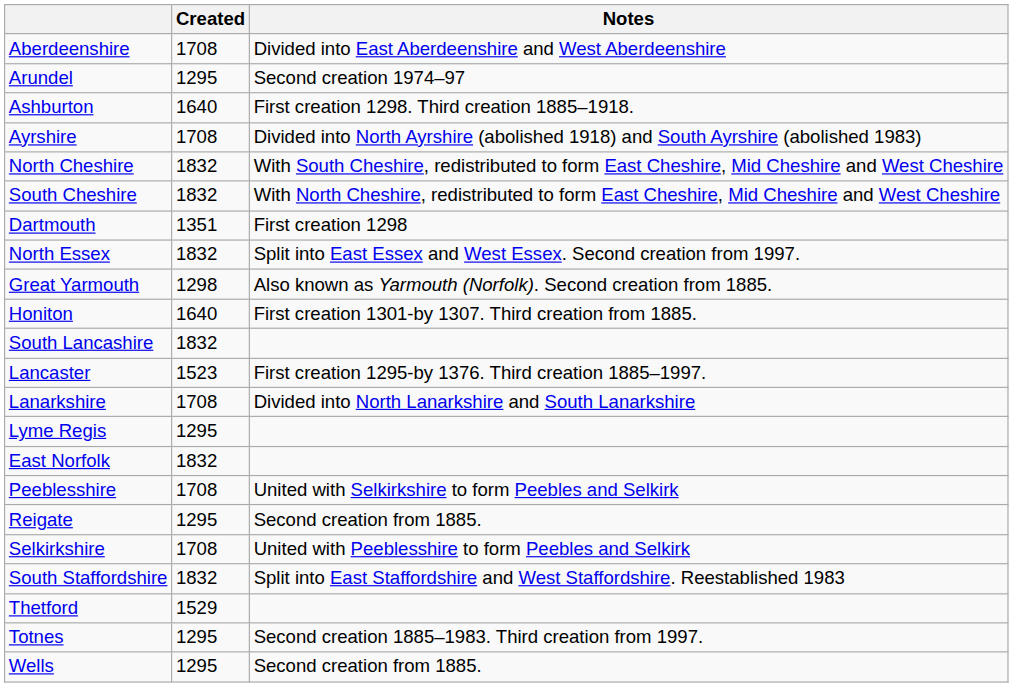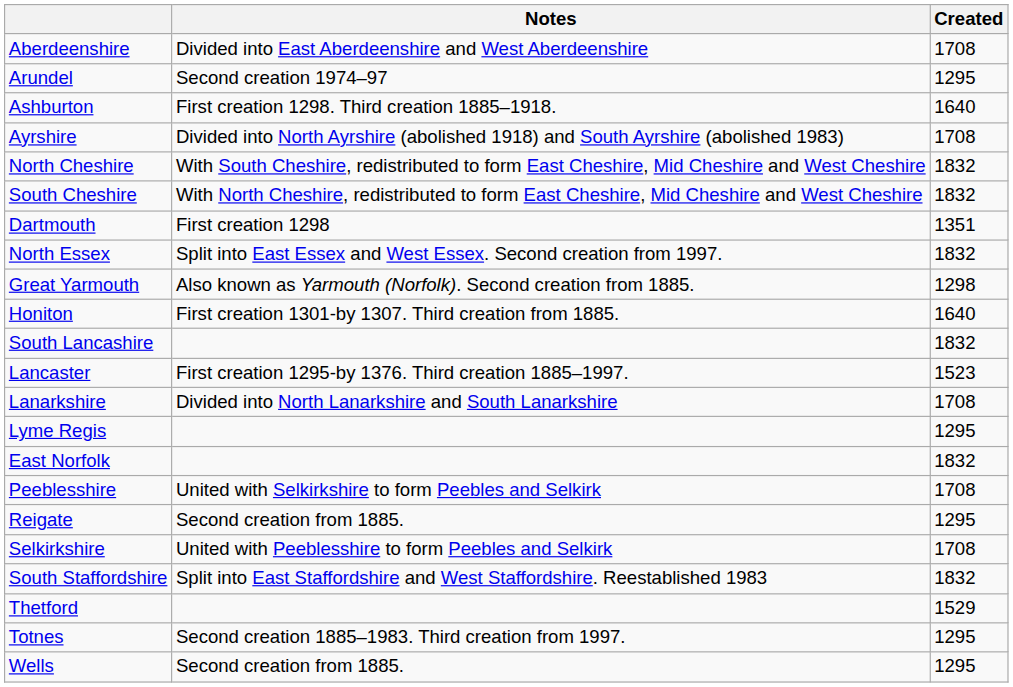columns swapped: (211, 19) <-> (628, 19)
